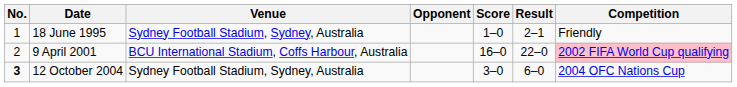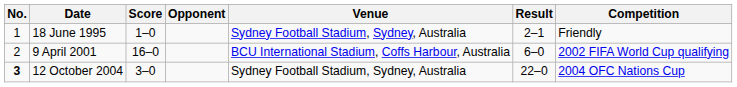columns swapped: (268, 14) <-> (493, 14)
(534, 52) 22–0 -> (534, 52) 6–0
(644, 52) pink background -> (644, 52) no background
(534, 71) 6–0 -> (534, 71) 22–0
